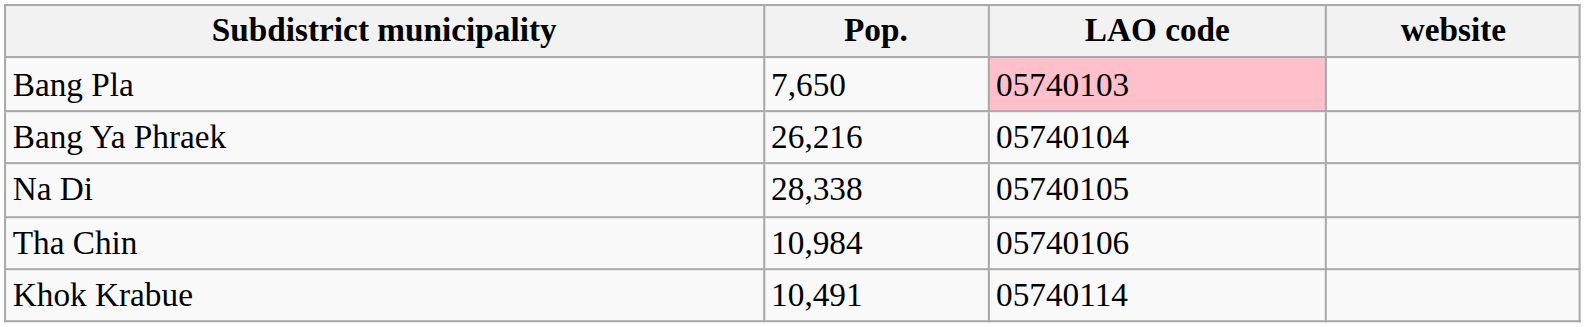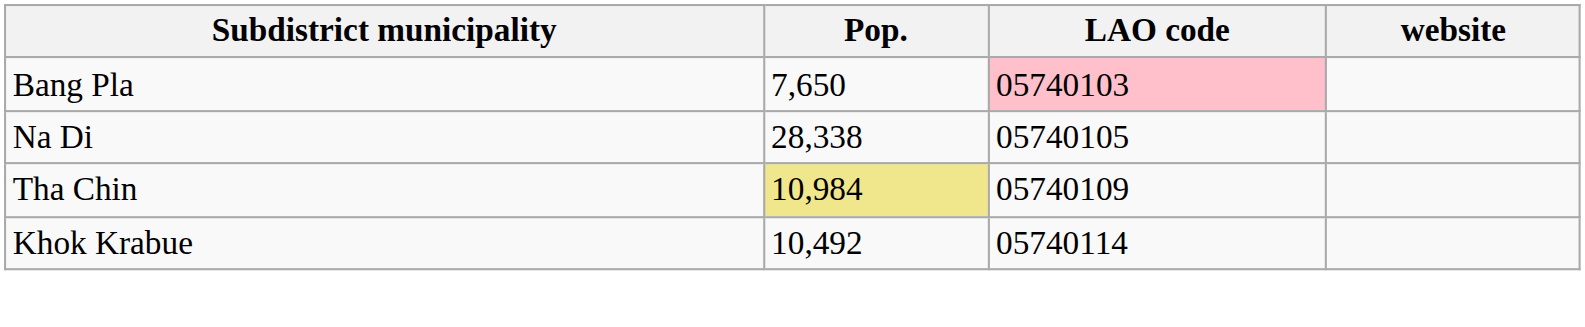- row: (119, 136)
(817, 242) no background -> (817, 189) khaki background
(1063, 242) 05740106 -> (1063, 189) 05740109
(817, 294) 10,491 -> (817, 242) 10,492
